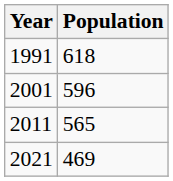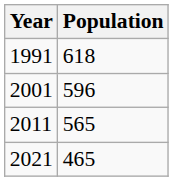(79, 158) 469 -> (79, 158) 465
